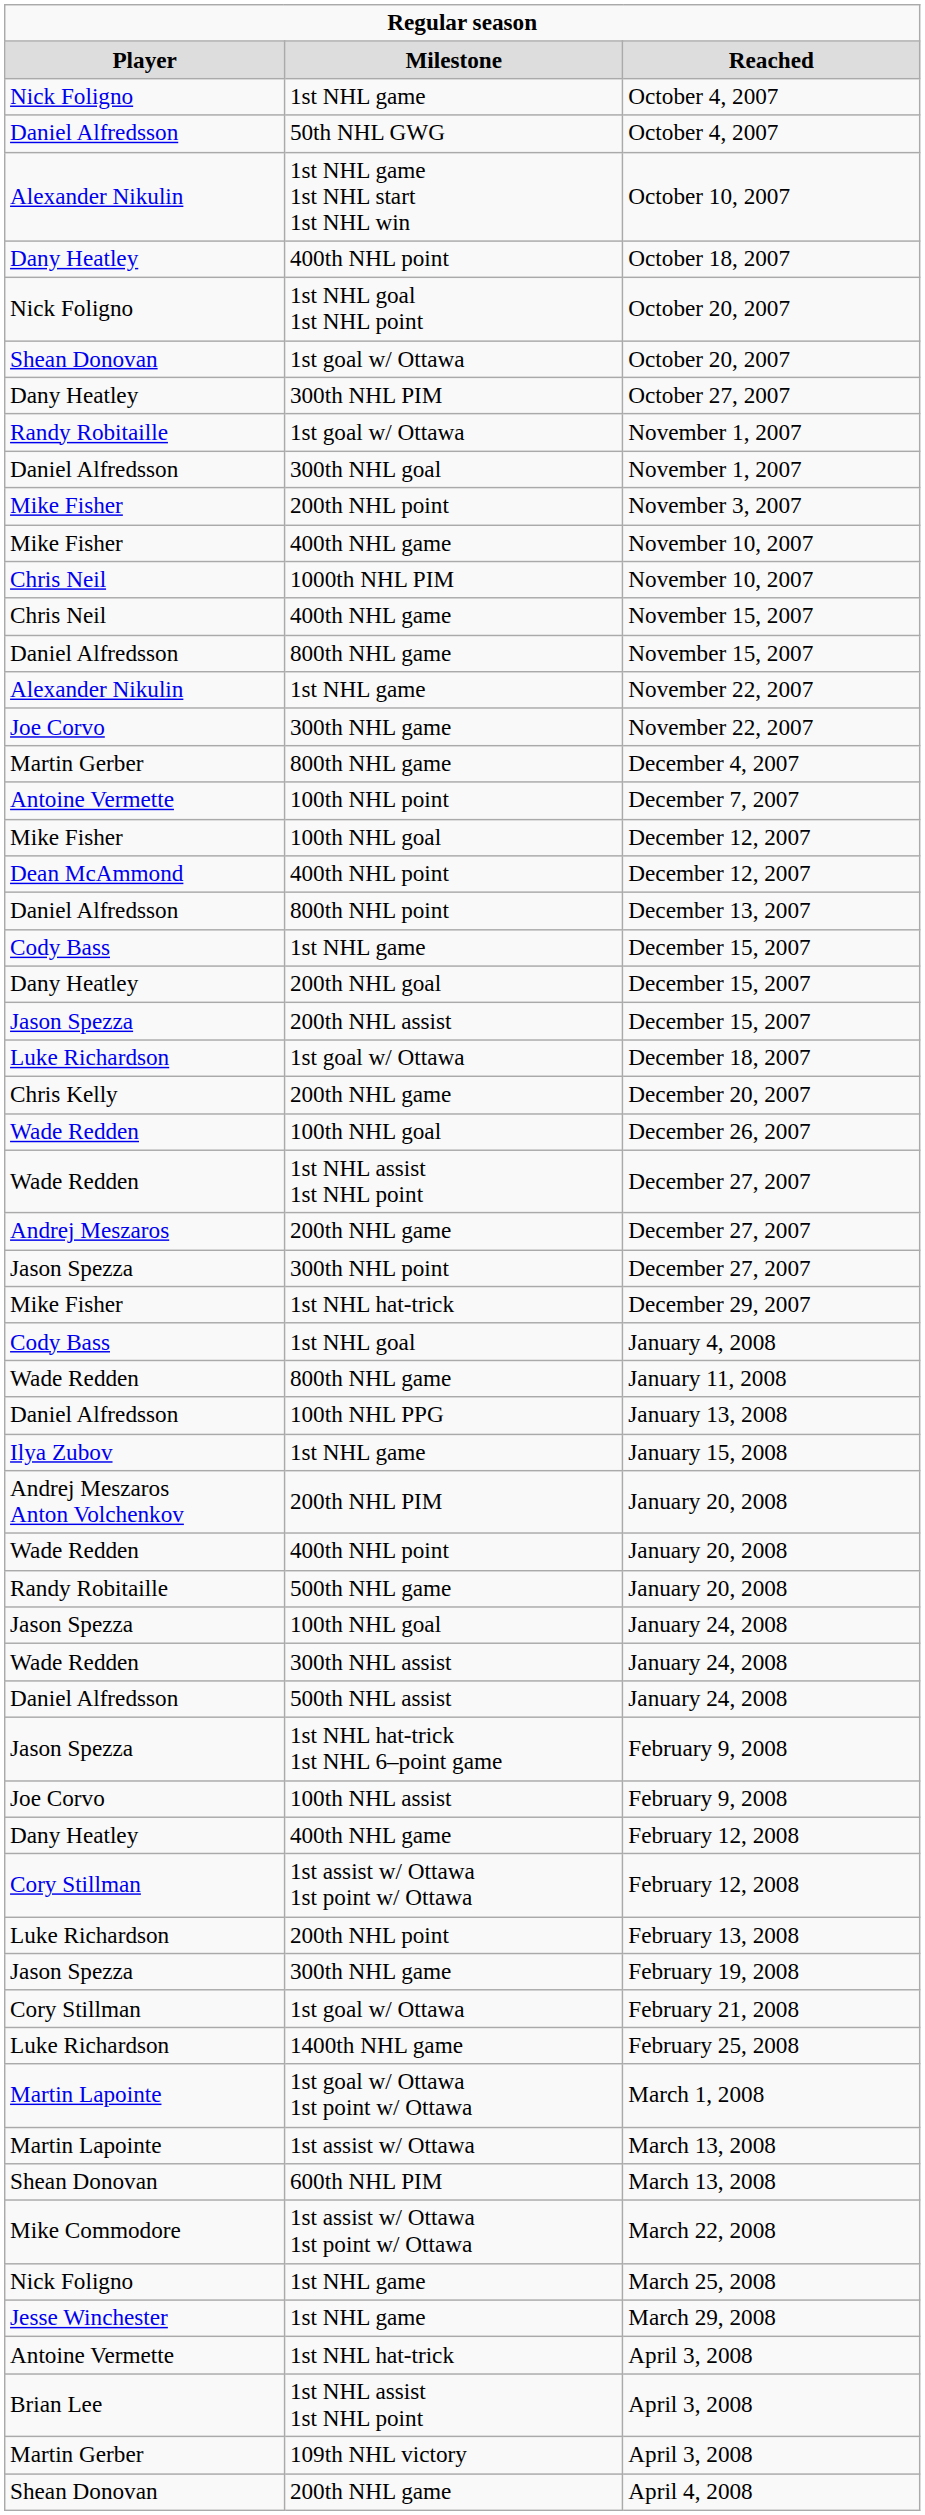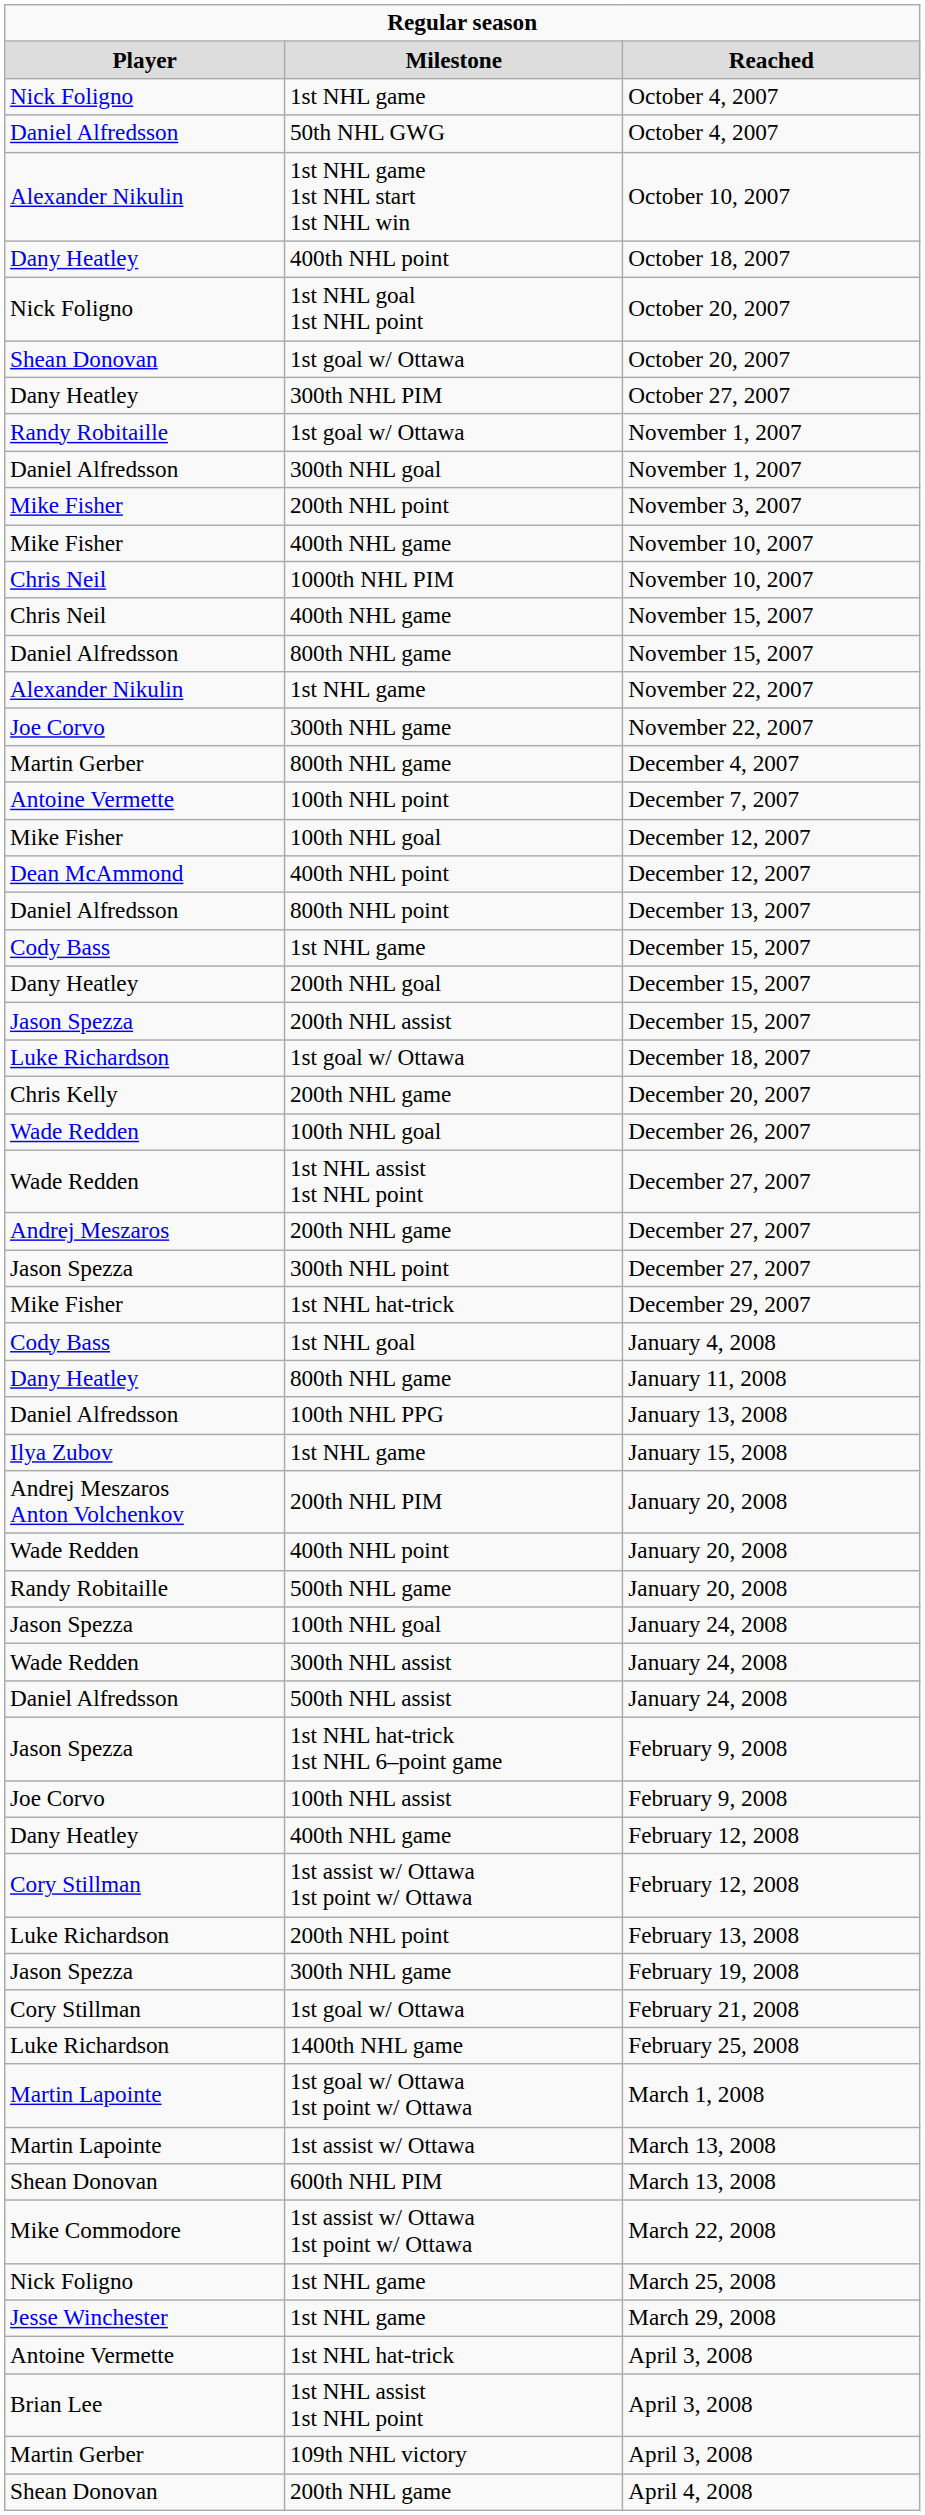(75, 1378) Wade Redden -> (74, 1378) Dany Heatley
